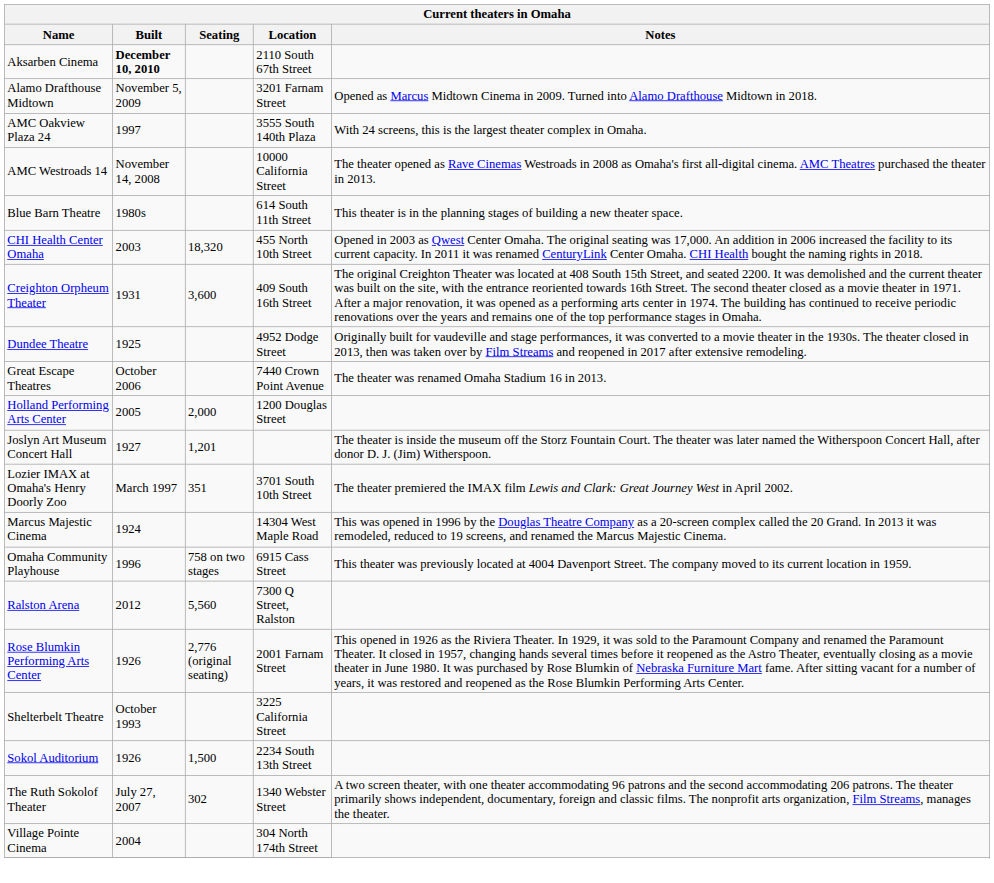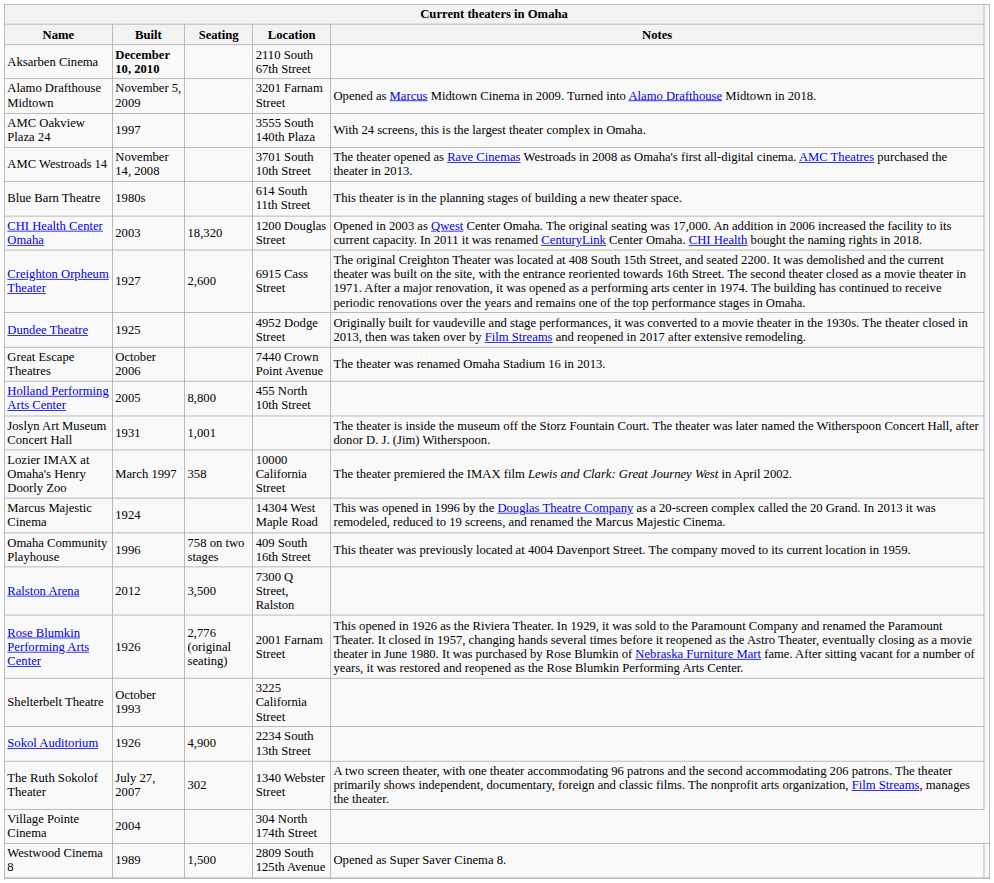(282, 171) 10000 California Street -> (285, 164) 3701 South 10th Street
(284, 247) 455 North 10th Street -> (291, 233) 1200 Douglas Street
(128, 295) 1931 -> (128, 281) 1927
(202, 295) 3,600 -> (202, 281) 2,600
(284, 295) 409 South 16th Street -> (282, 281) 6915 Cass Street
(202, 412) 2,000 -> (202, 398) 8,800
(292, 412) 1200 Douglas Street -> (283, 398) 455 North 10th Street
(128, 447) 1927 -> (128, 432) 1931
(202, 447) 1,201 -> (202, 432) 1,001
(197, 488) 351 -> (197, 474) 358
(285, 488) 3701 South 10th Street -> (281, 474) 10000 California Street
(282, 564) 6915 Cass Street -> (283, 549) 409 South 16th Street
(202, 605) 5,560 -> (202, 591) 3,500
(202, 758) 1,500 -> (202, 743) 4,900
+ row: (55, 860)
